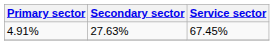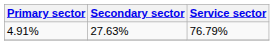(209, 31) 67.45% -> (209, 31) 76.79%
